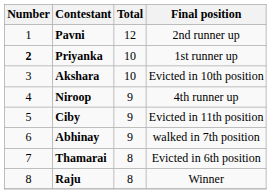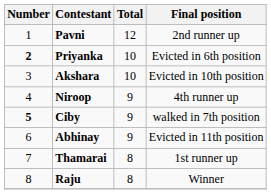(206, 55) 1st runner up -> (206, 55) Evicted in 6th position
(28, 117) normal -> (28, 117) bold
(206, 117) Evicted in 11th position -> (206, 117) walked in 7th position
(206, 137) walked in 7th position -> (206, 137) Evicted in 11th position
(206, 158) Evicted in 6th position -> (206, 158) 1st runner up
